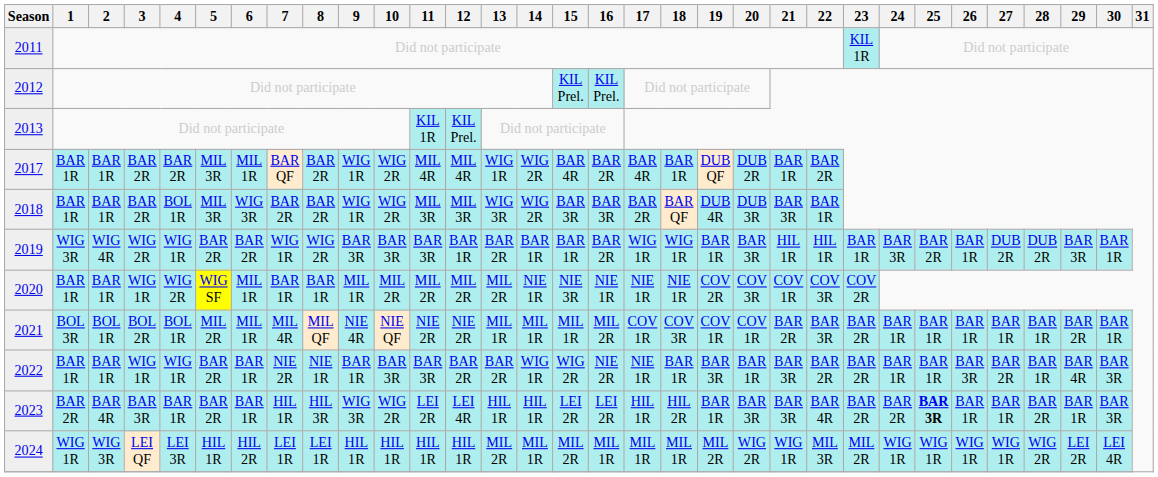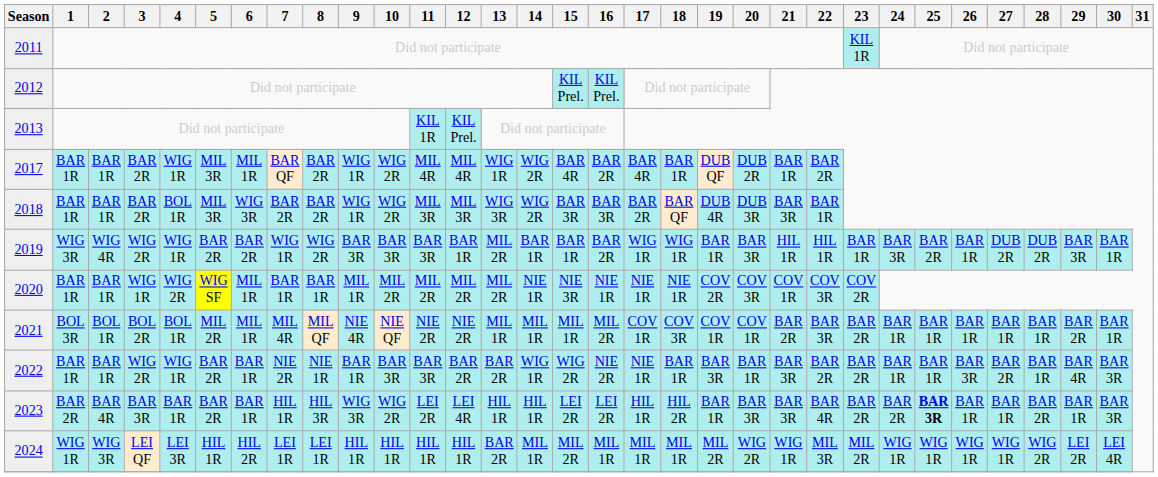(178, 169) BAR 2R -> (178, 169) WIG 1R
(499, 249) BAR 2R -> (499, 249) MIL 2R
(142, 370) WIG 1R -> (142, 370) WIG 2R
(499, 451) MIL 2R -> (499, 451) BAR 2R
